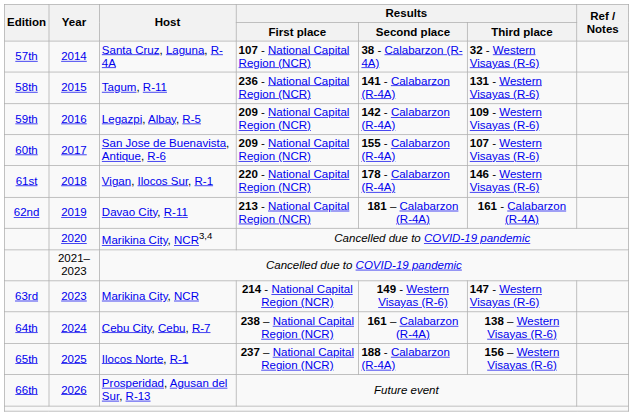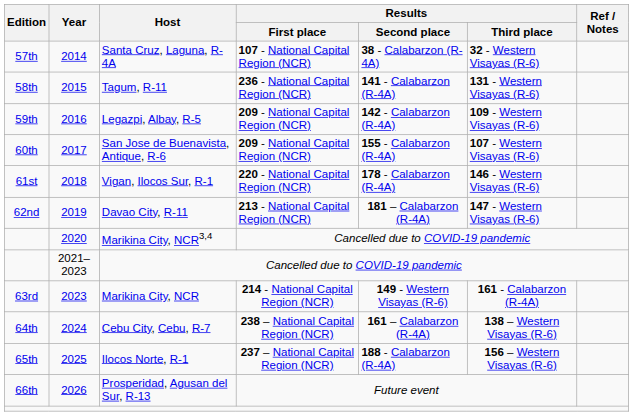(522, 212) 161 - Calabarzon (R-4A) -> (506, 212) 147 - Western Visayas (R-6)
(506, 296) 147 - Western Visayas (R-6) -> (522, 296) 161 - Calabarzon (R-4A)
